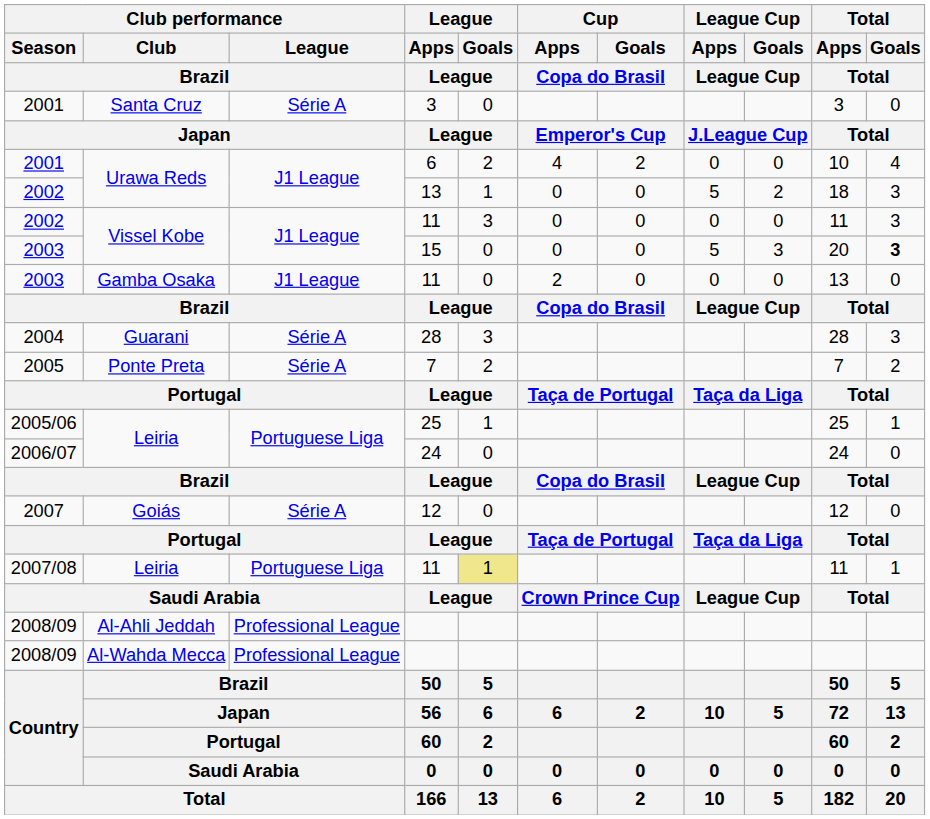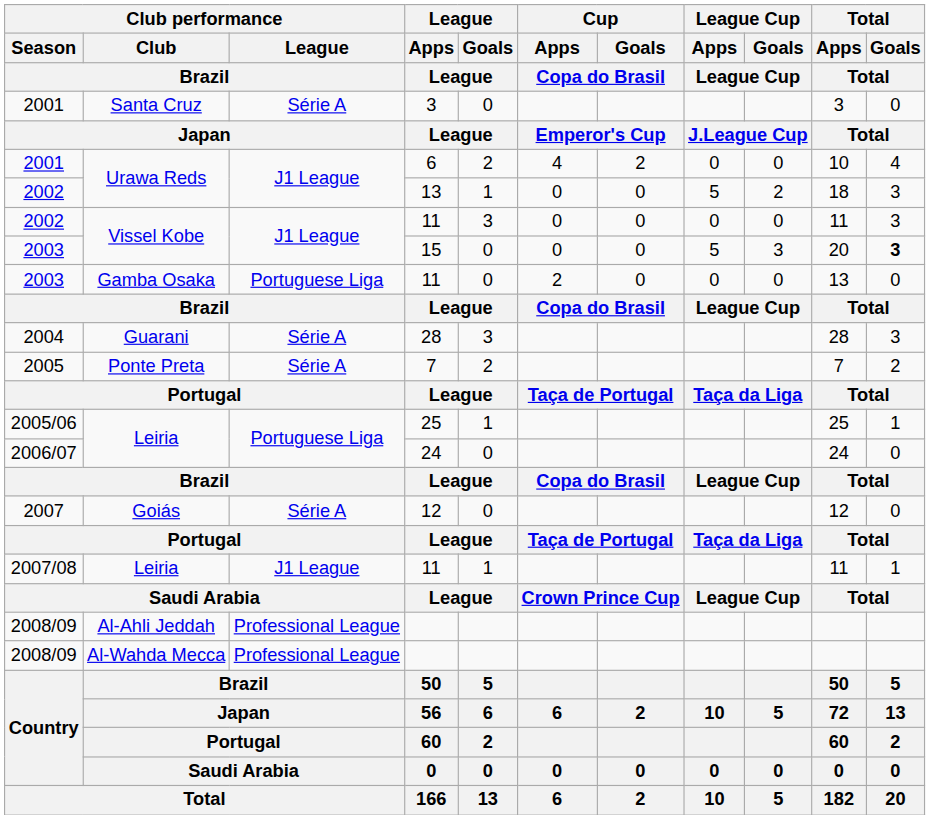(317, 279) J1 League -> (317, 279) Portuguese Liga
(317, 568) Portuguese Liga -> (317, 568) J1 League
(488, 568) khaki background -> (488, 568) no background
